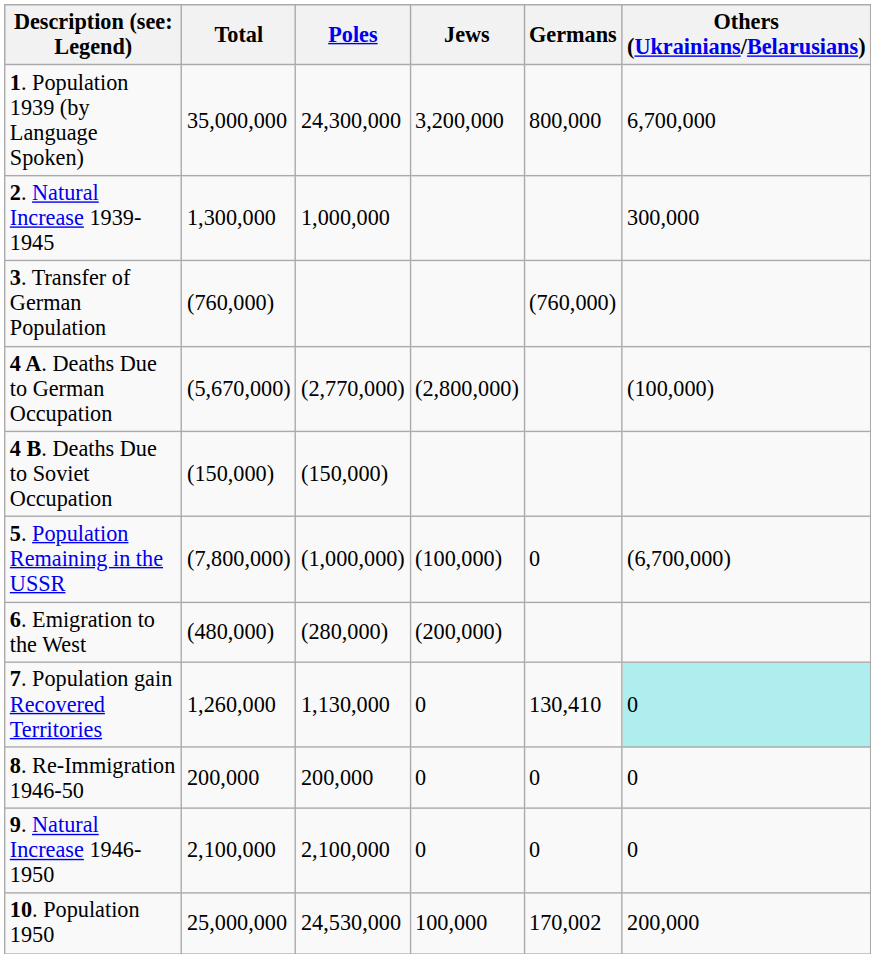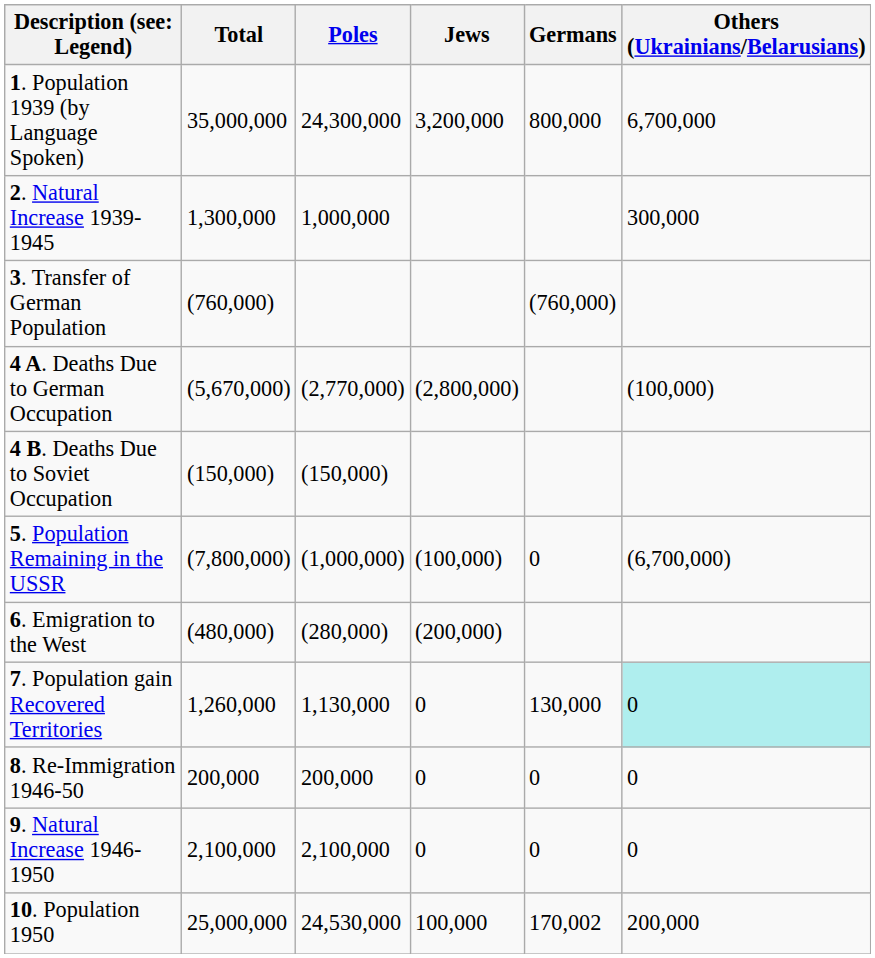(565, 704) 130,410 -> (565, 704) 130,000
